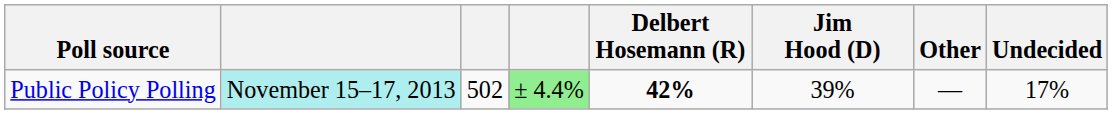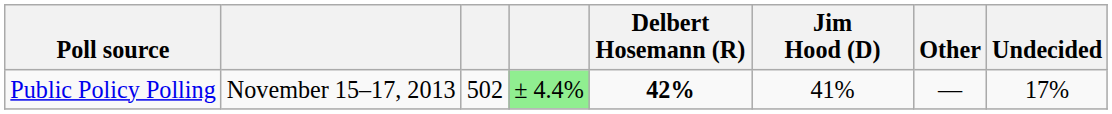(341, 89) paleturquoise background -> (341, 89) no background
(833, 89) 39% -> (833, 89) 41%
